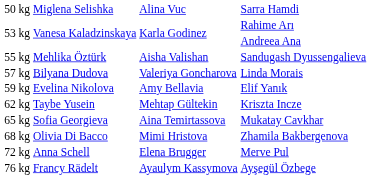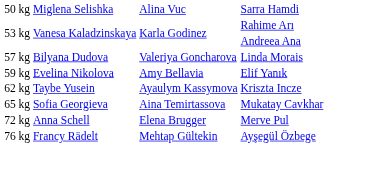- row: (303, 57)
(178, 104) Mehtap Gültekin -> (188, 88) Ayaulym Kassymova
- row: (294, 136)
(188, 168) Ayaulym Kassymova -> (178, 136) Mehtap Gültekin
